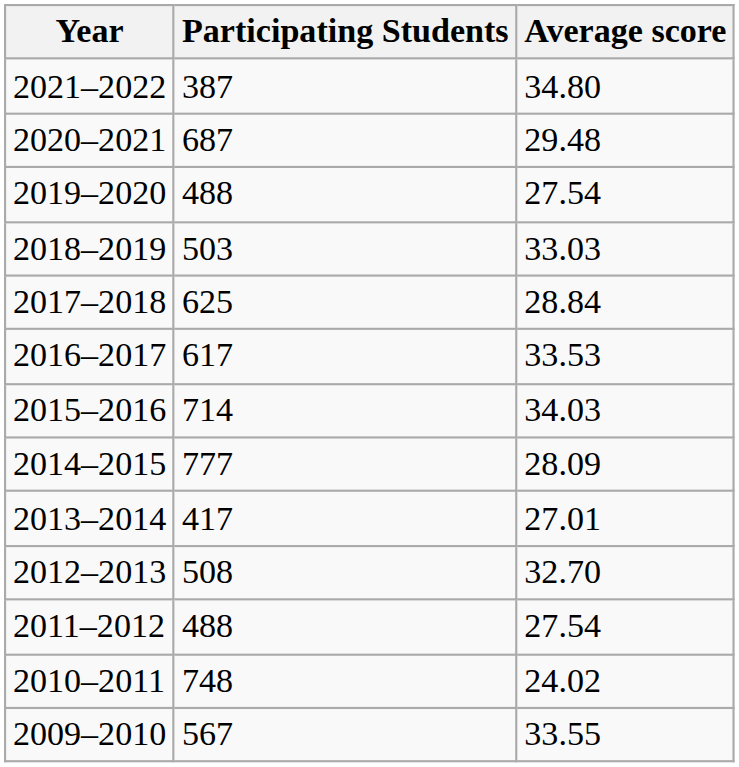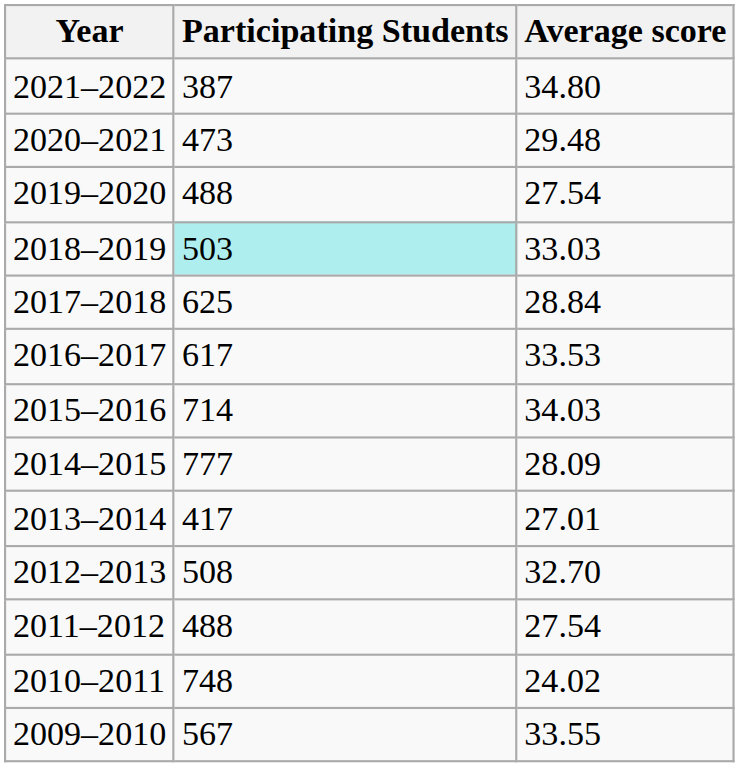(208, 139) 687 -> (208, 139) 473
(208, 247) no background -> (208, 247) paleturquoise background
